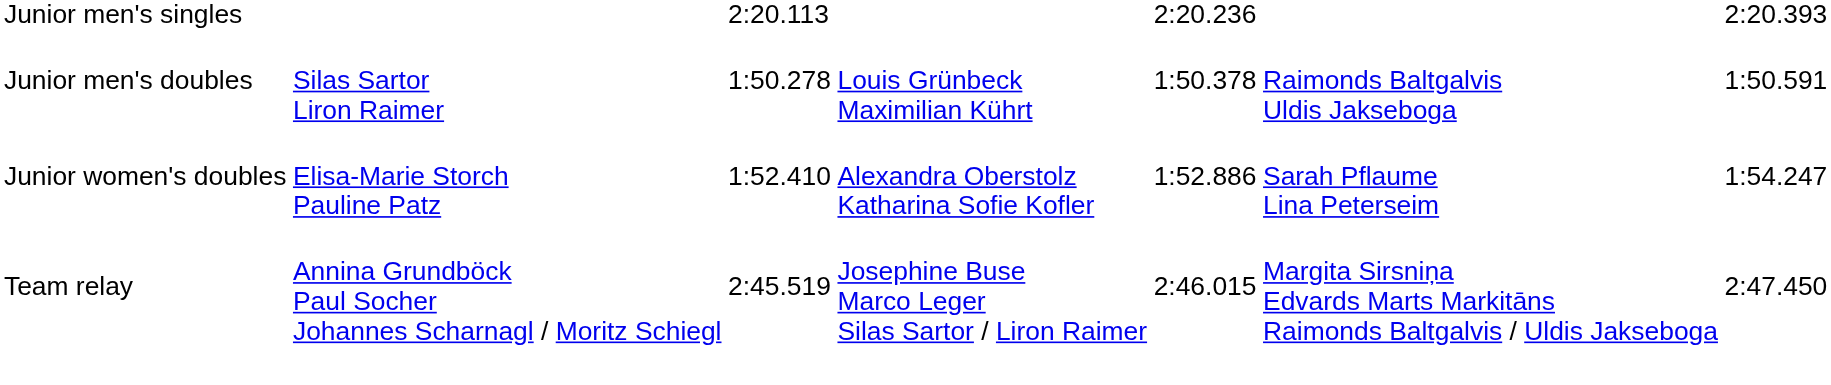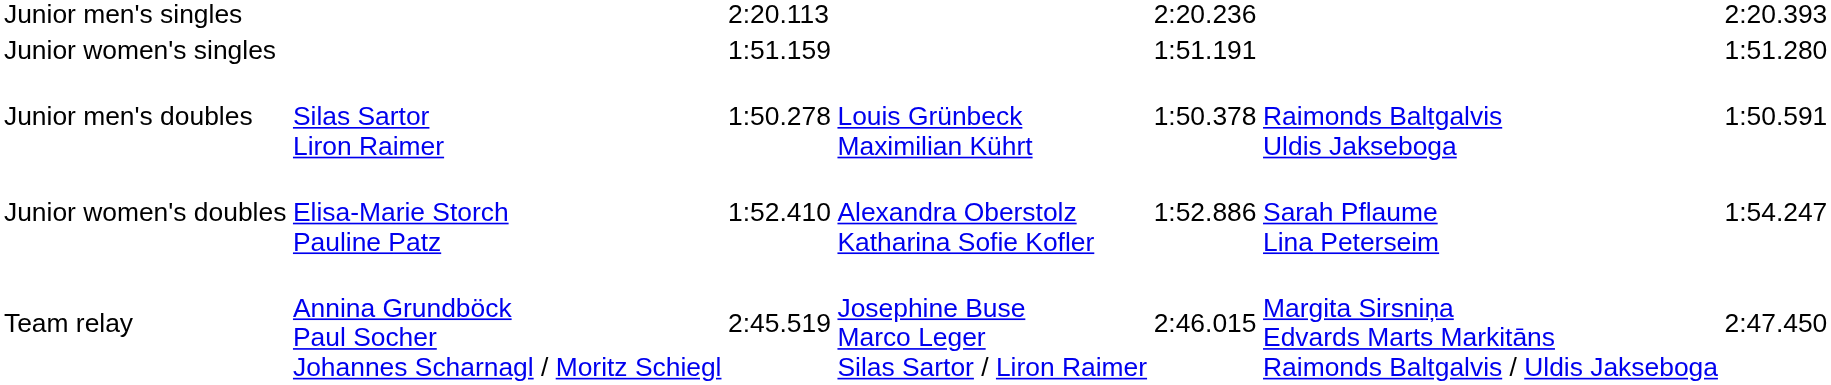+ row: (140, 50)
